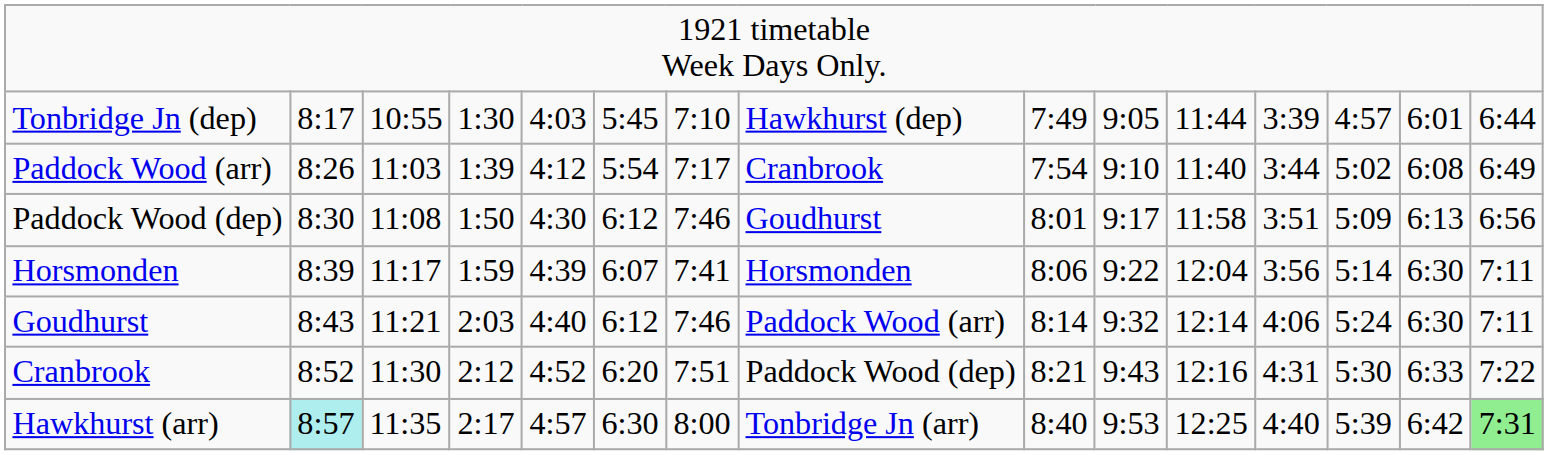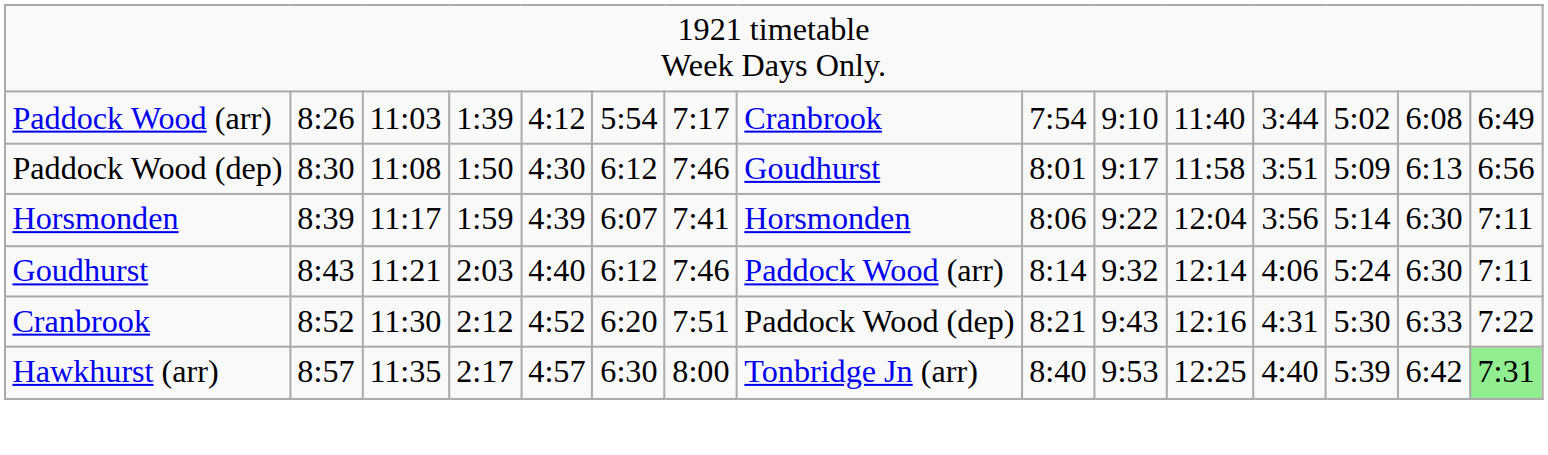- row: (135, 117)
(326, 423) paleturquoise background -> (326, 372) no background
